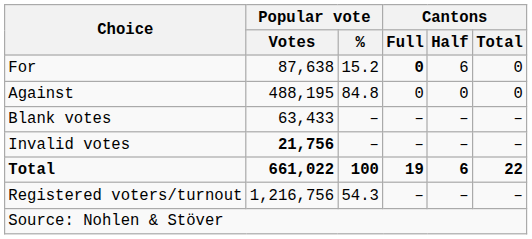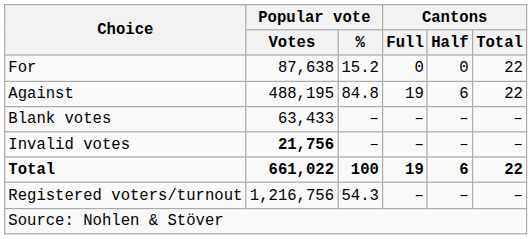(419, 68) bold -> (419, 68) normal
(464, 68) 6 -> (464, 68) 0
(518, 68) 0 -> (514, 68) 22
(419, 94) 0 -> (414, 94) 19
(464, 94) 0 -> (464, 94) 6
(518, 94) 0 -> (514, 94) 22
